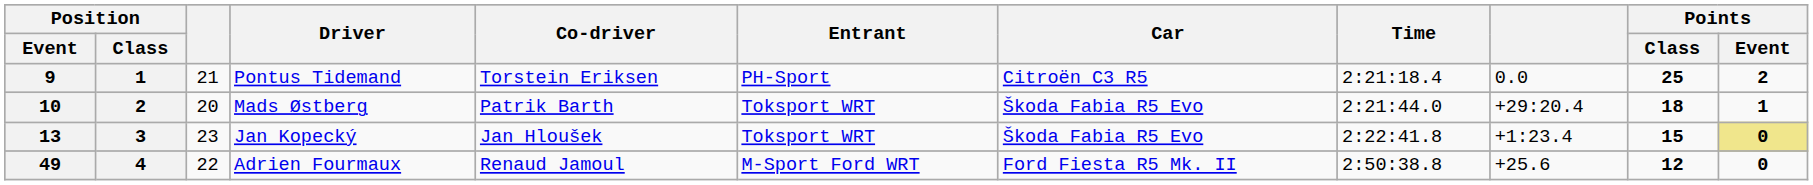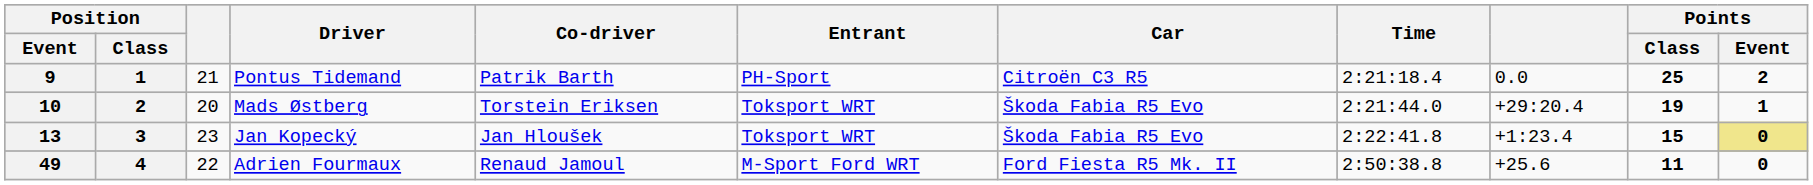(569, 78) Torstein Eriksen -> (547, 78) Patrik Barth
(547, 107) Patrik Barth -> (569, 107) Torstein Eriksen
(1672, 107) 18 -> (1672, 107) 19
(1672, 166) 12 -> (1672, 166) 11
